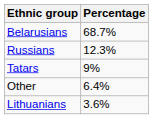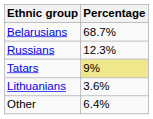(92, 68) no background -> (92, 68) khaki background
rows swapped: (36, 104) <-> (21, 86)
